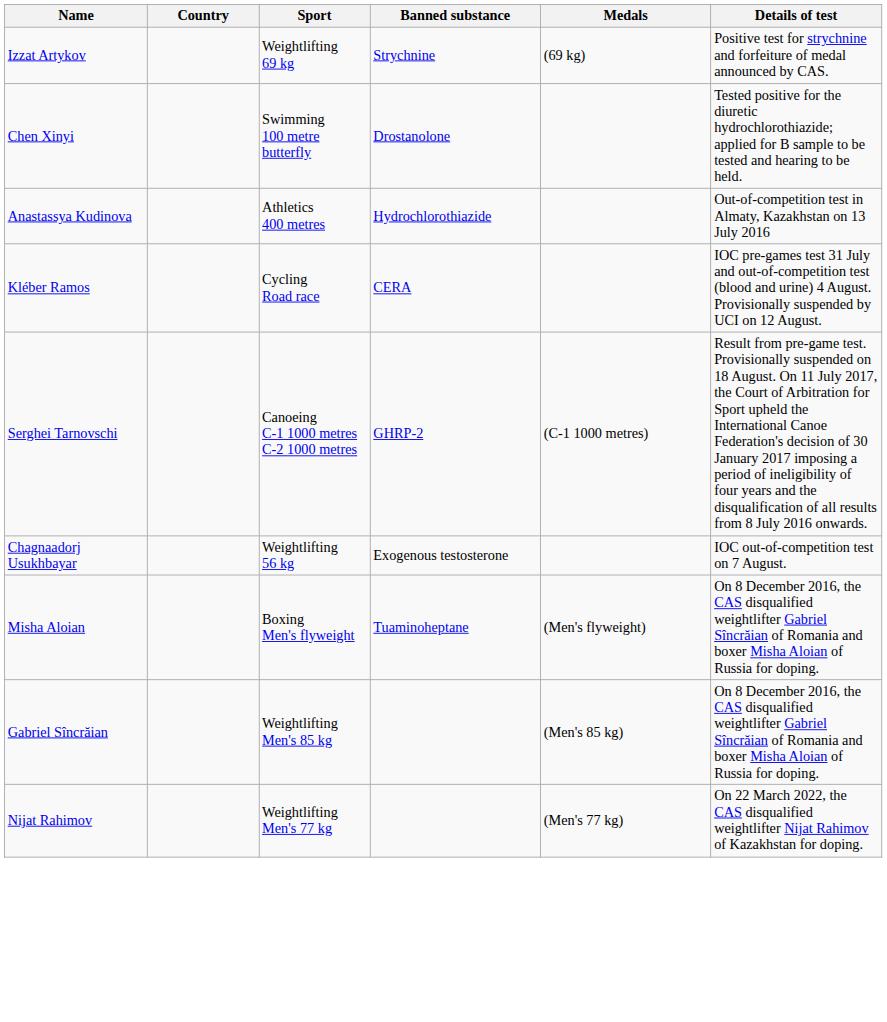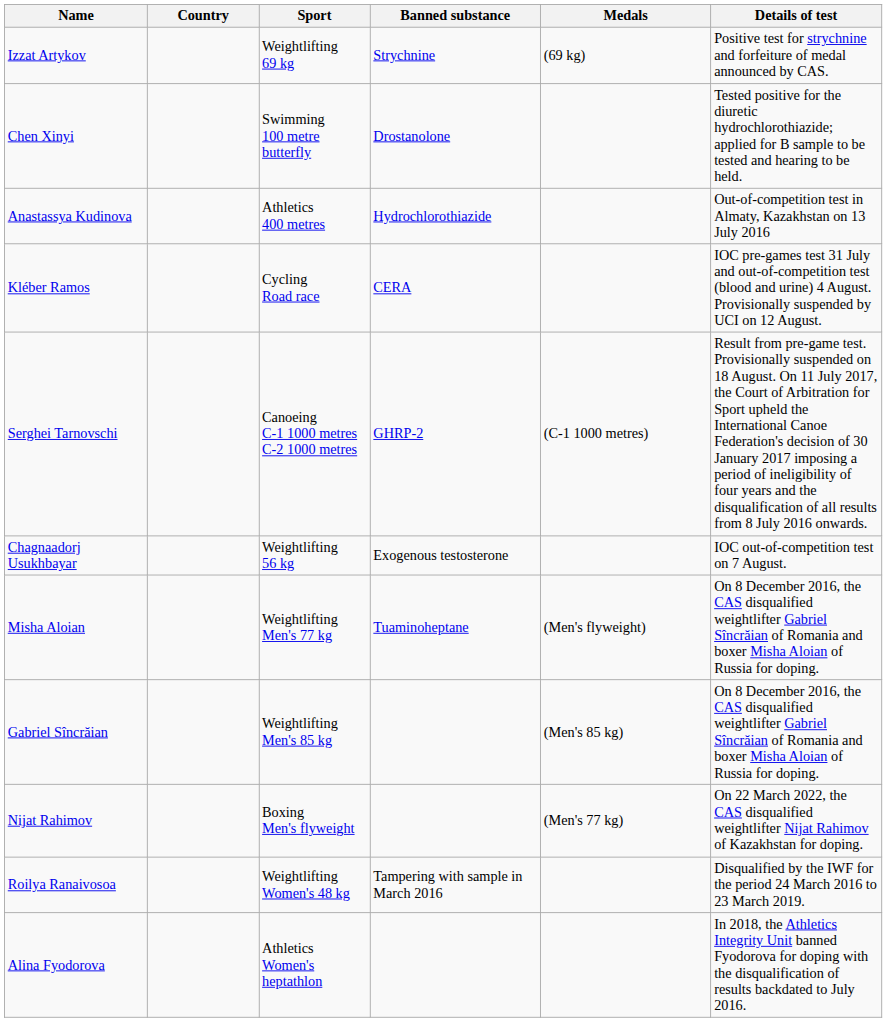(308, 626) Boxing Men's flyweight -> (300, 626) Weightlifting Men's 77 kg
(300, 820) Weightlifting Men's 77 kg -> (308, 820) Boxing Men's flyweight
+ row: (62, 884)
+ row: (56, 964)
